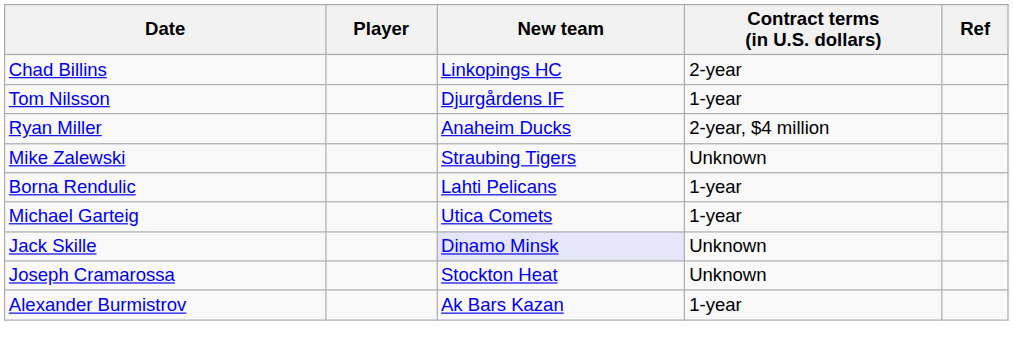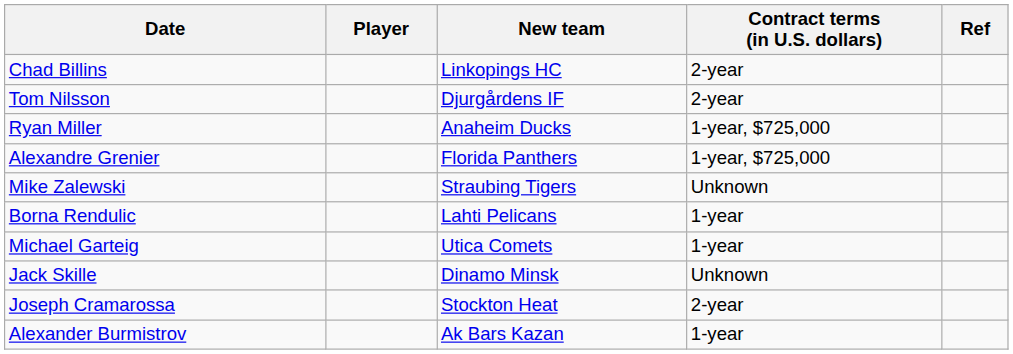(715, 98) 1-year -> (717, 98) 2-year
(759, 128) 2-year, $4 million -> (761, 128) 1-year, $725,000
+ row: (84, 157)
(500, 246) lavender background -> (500, 275) no background
(728, 275) Unknown -> (717, 305) 2-year
